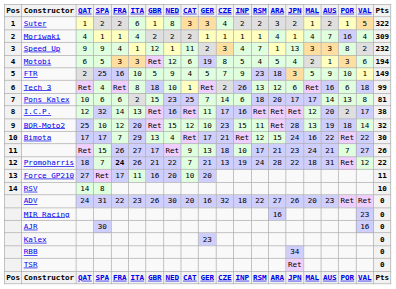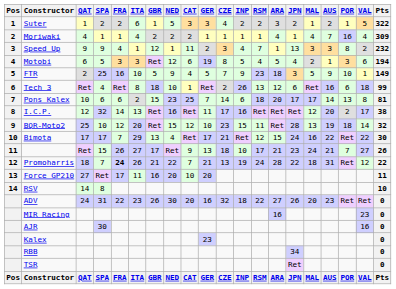(172, 23) 8 -> (172, 23) 5
